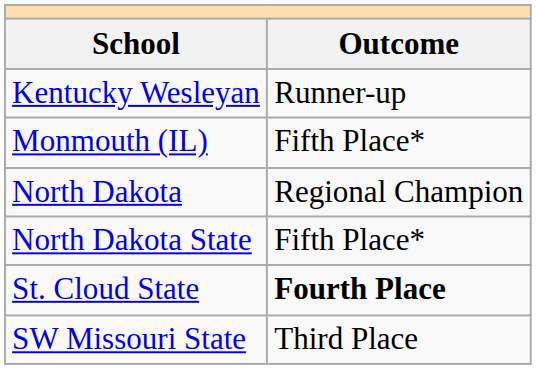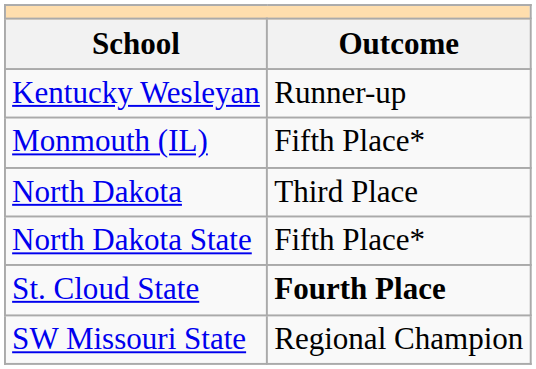(399, 191) Regional Champion -> (346, 191) Third Place
(346, 338) Third Place -> (399, 338) Regional Champion
